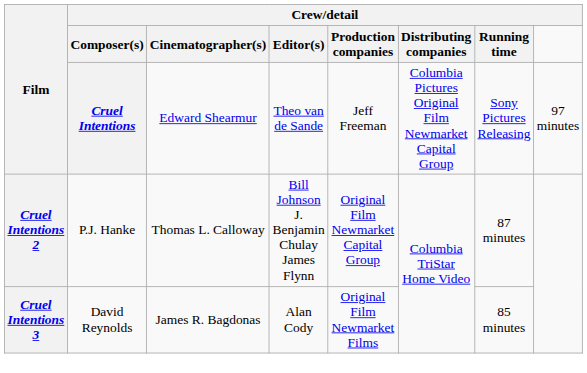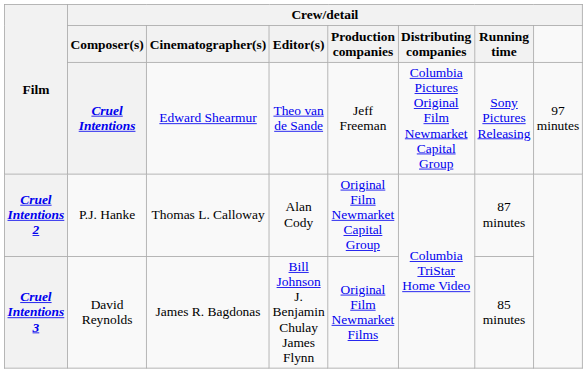(299, 230) Bill Johnson J. Benjamin Chulay James Flynn -> (299, 215) Alan Cody
(299, 319) Alan Cody -> (299, 312) Bill Johnson J. Benjamin Chulay James Flynn
